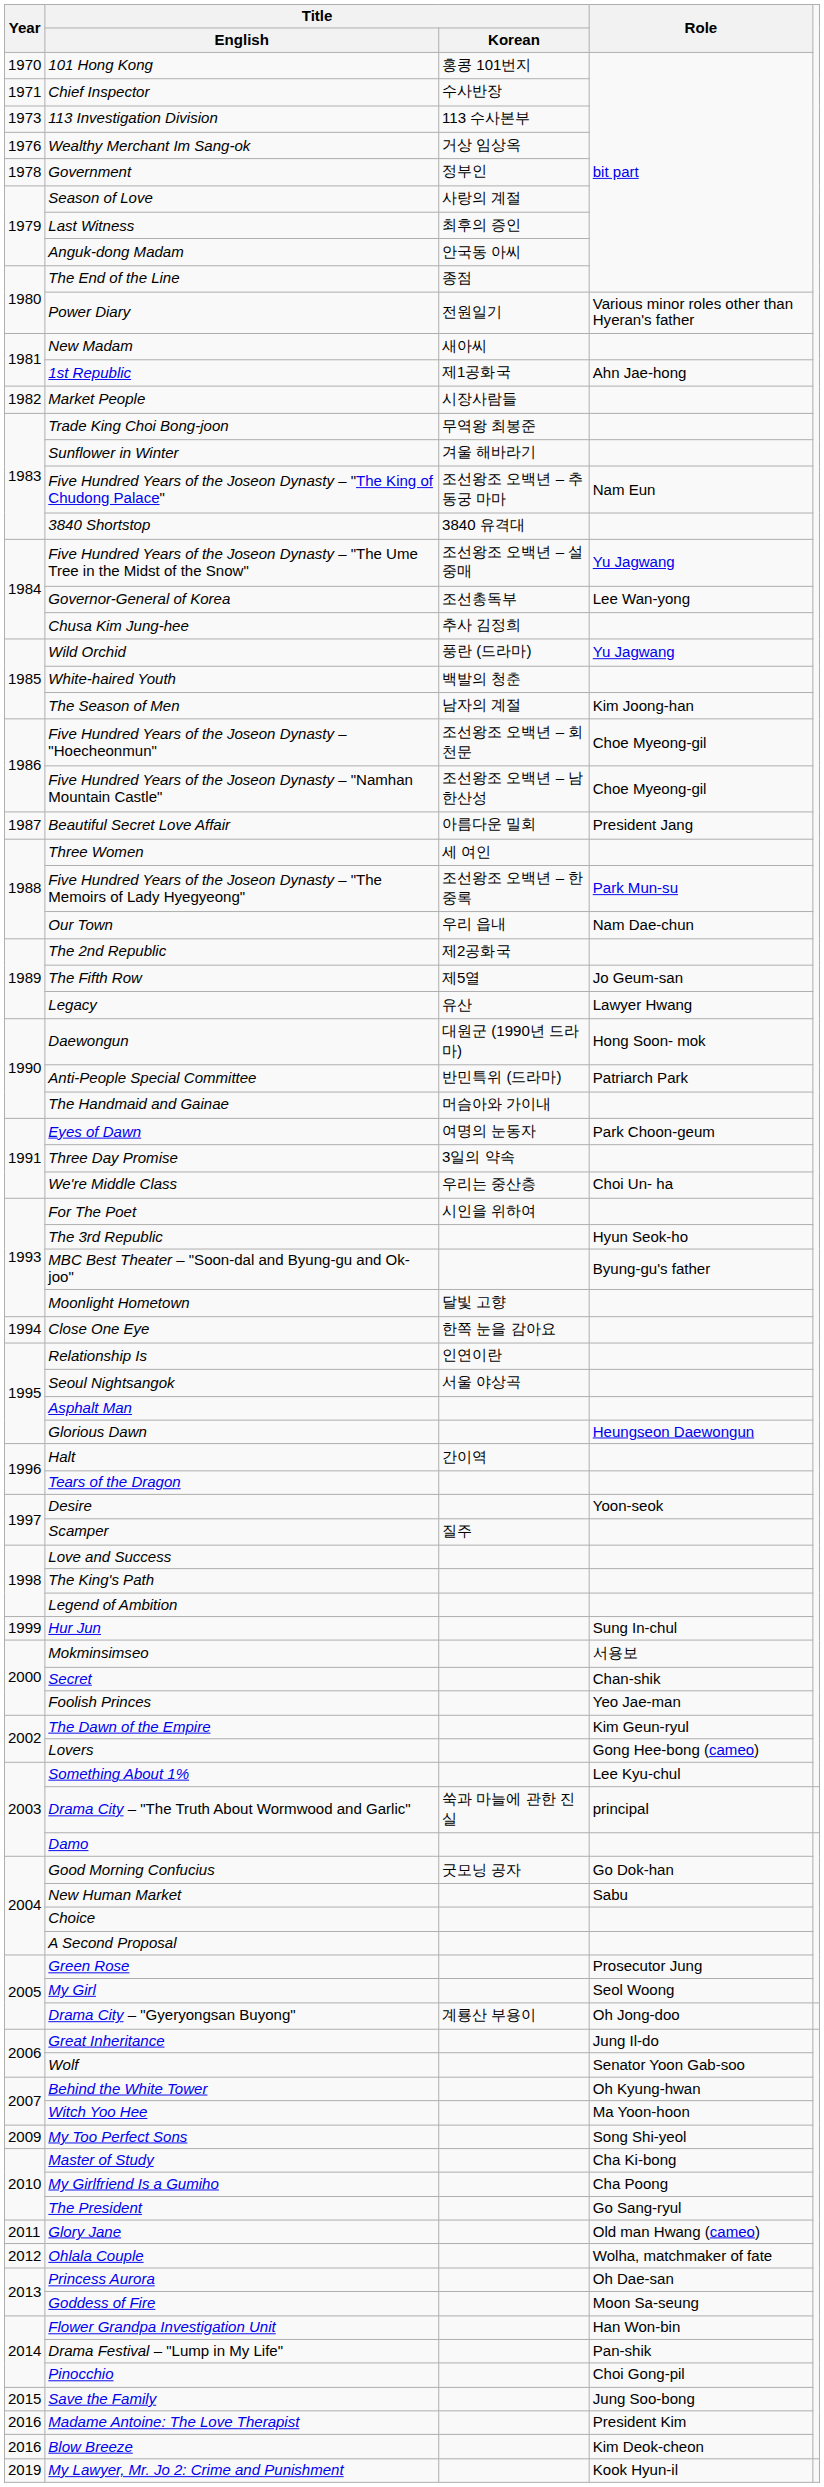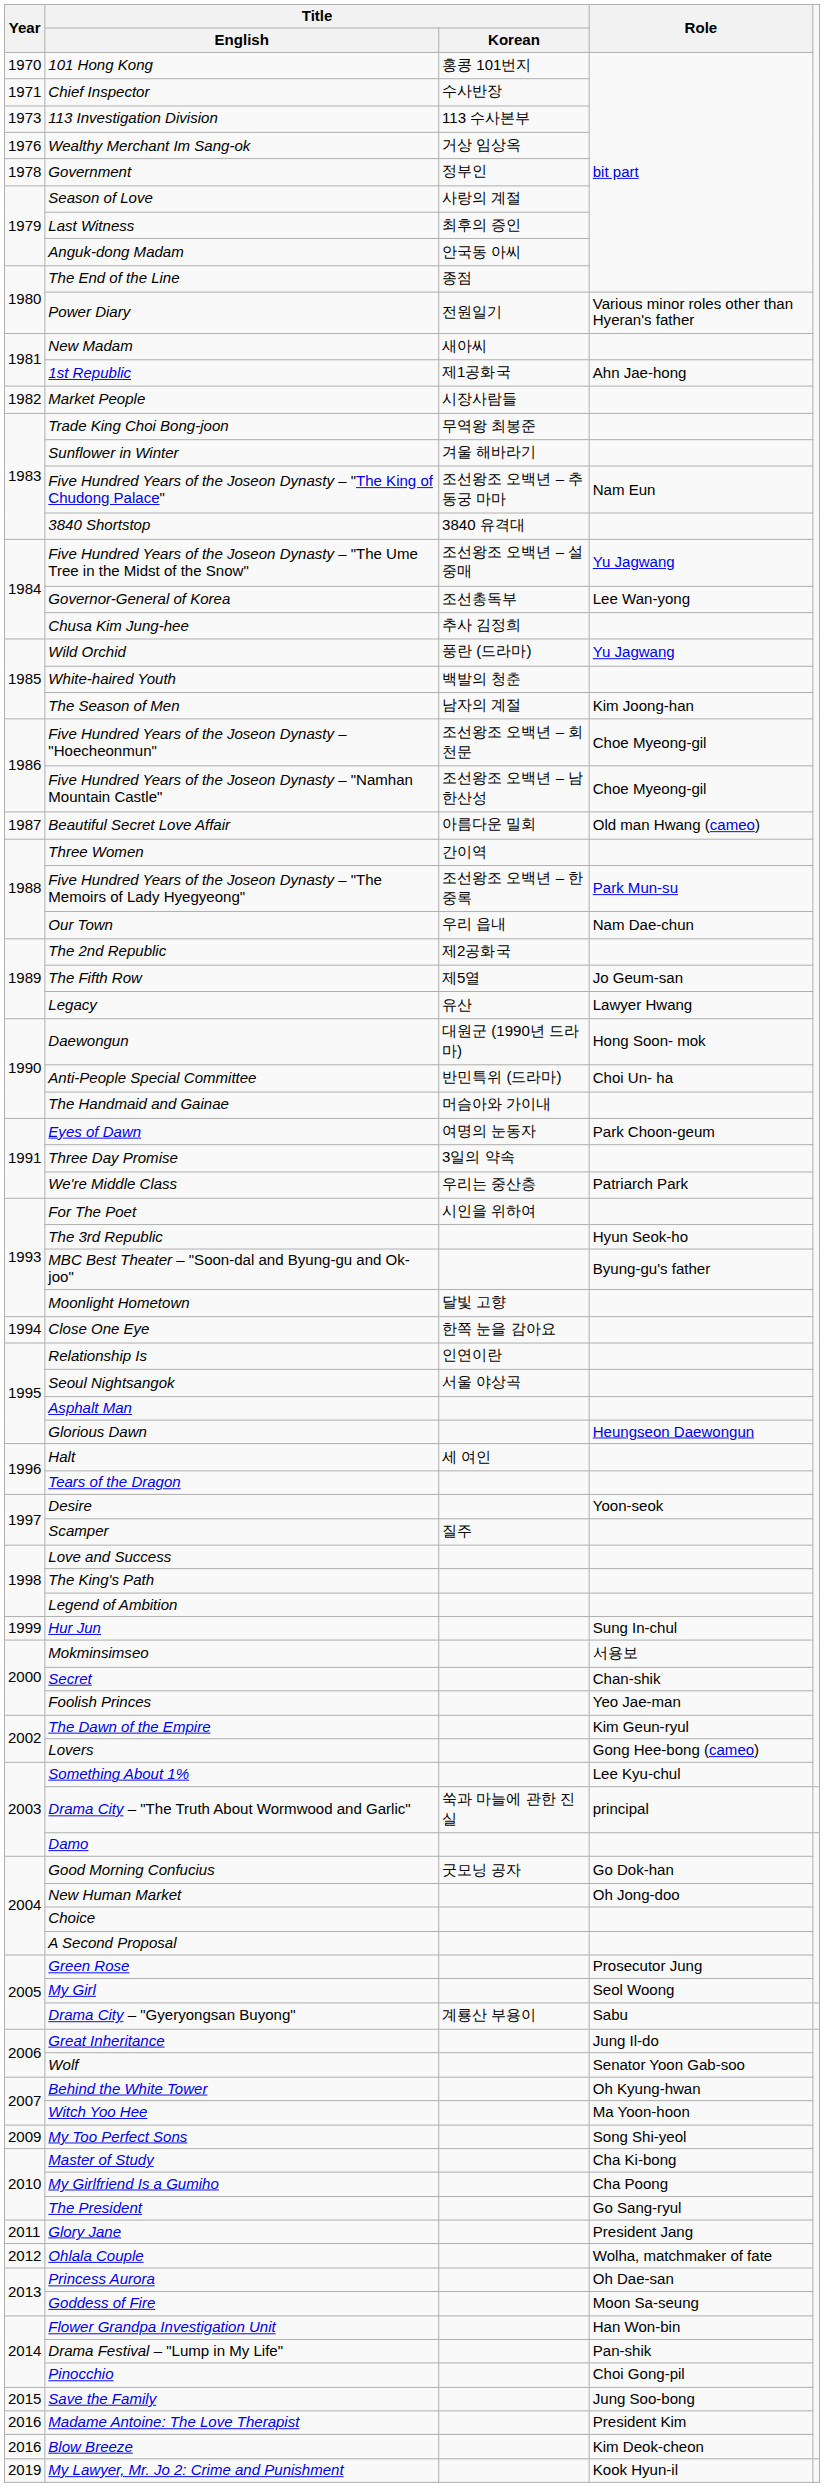(643, 825) President Jang -> (676, 825) Old man Hwang (cameo)
(467, 851) 세 여인 -> (465, 851) 간이역
(640, 1078) Patriarch Park -> (633, 1078) Choi Un- ha
(633, 1184) Choi Un- ha -> (640, 1184) Patriarch Park
(465, 1456) 간이역 -> (467, 1456) 세 여인
(610, 1895) Sabu -> (636, 1895) Oh Jong-doo
(636, 2015) Oh Jong-doo -> (610, 2015) Sabu
(676, 2232) Old man Hwang (cameo) -> (643, 2232) President Jang
